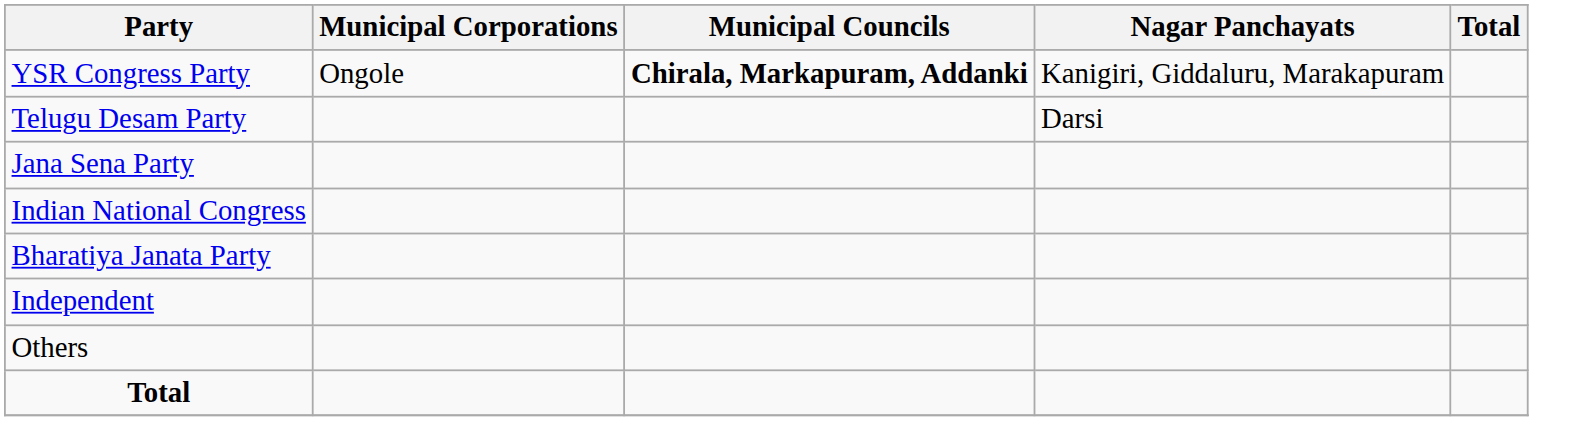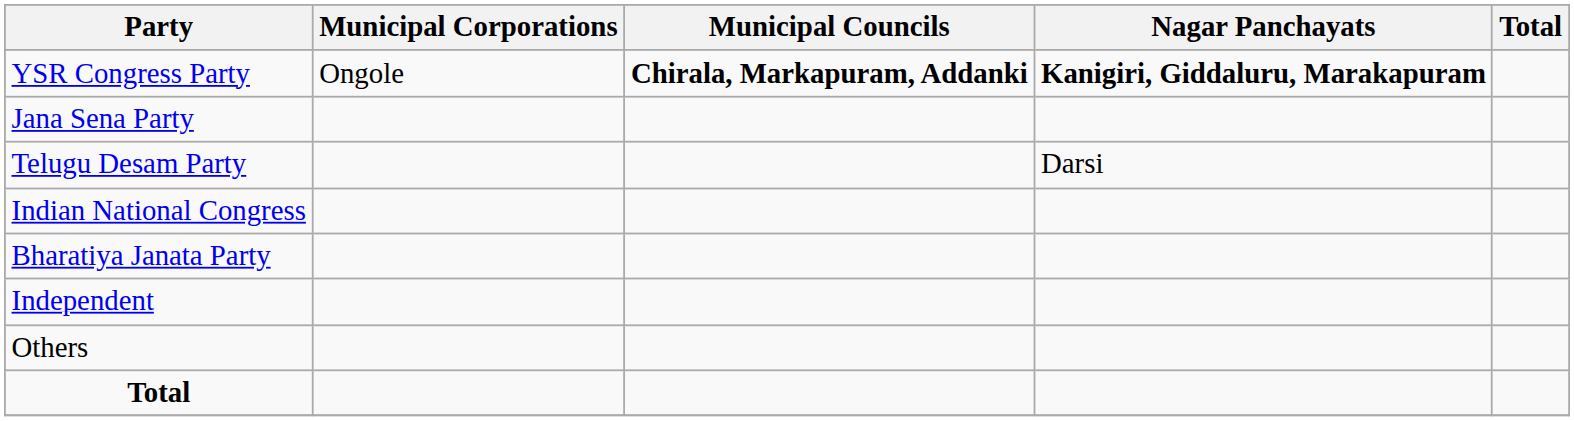(1243, 73) normal -> (1263, 73) bold
rows swapped: (129, 118) <-> (103, 164)
